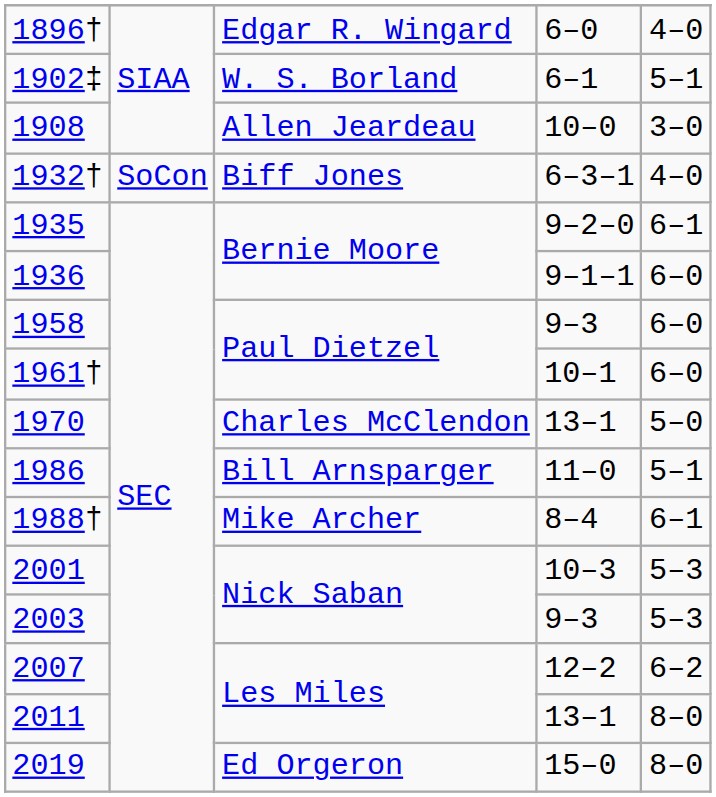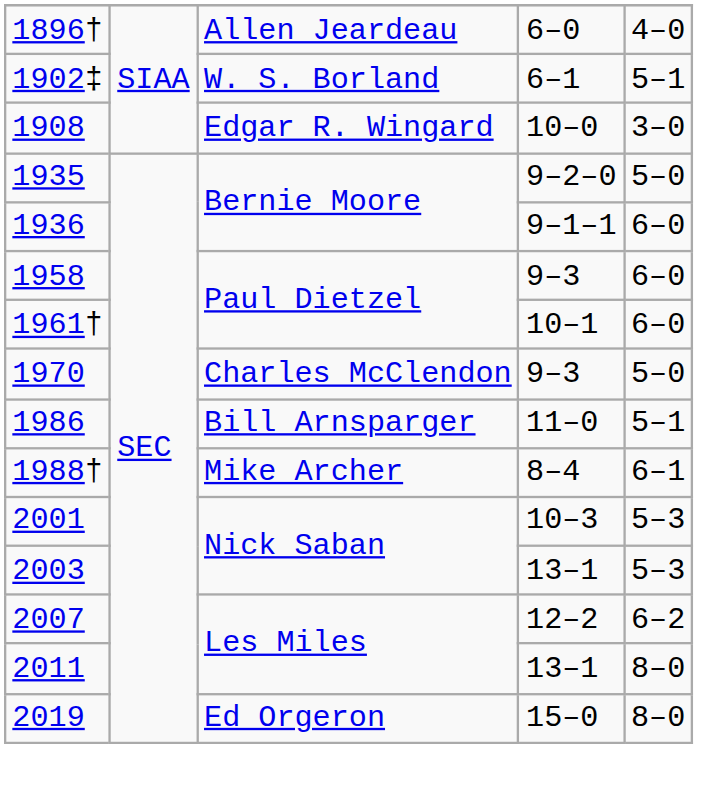(367, 30) Edgar R. Wingard -> (331, 30) Allen Jeardeau
(349, 128) Allen Jeardeau -> (349, 128) Edgar R. Wingard
- row: (58, 177)
(676, 226) 6–1 -> (658, 177) 5–0
(580, 423) 13–1 -> (553, 374) 9–3
(571, 620) 9–3 -> (562, 570) 13–1
